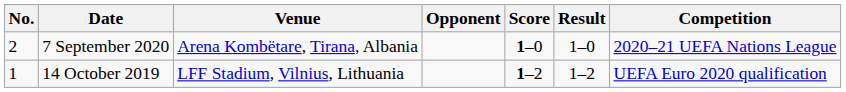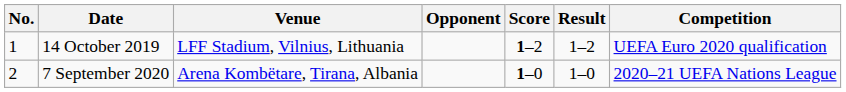rows swapped: (101, 73) <-> (106, 45)
